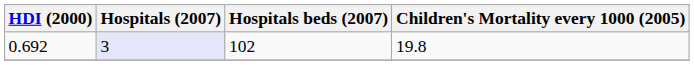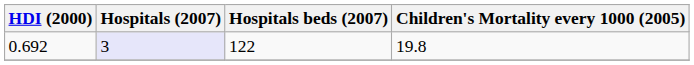(242, 45) 102 -> (242, 45) 122
